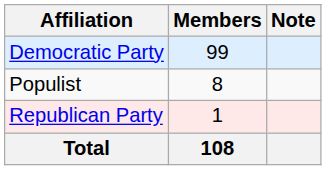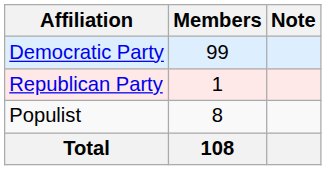rows swapped: (86, 116) <-> (45, 84)
